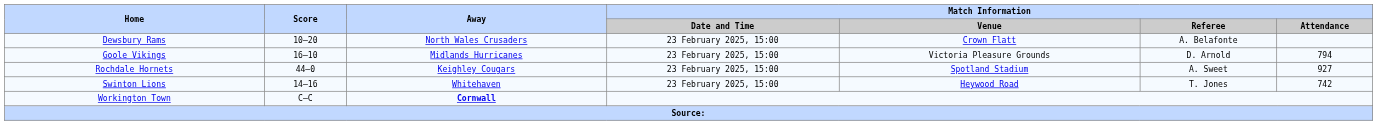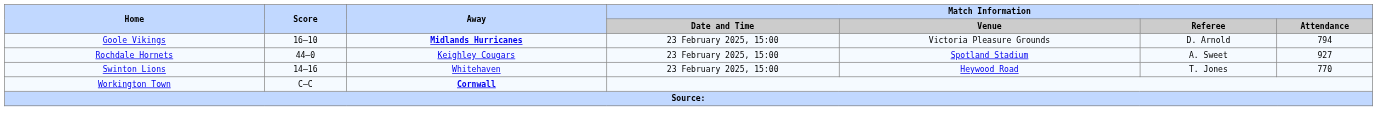- row: (134, 41)
(476, 55) normal -> (476, 41) bold
(1325, 84) 742 -> (1325, 70) 770
